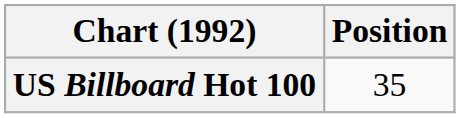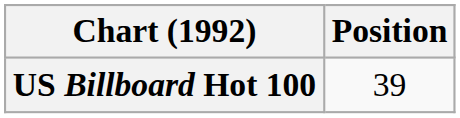(390, 84) 35 -> (390, 84) 39
